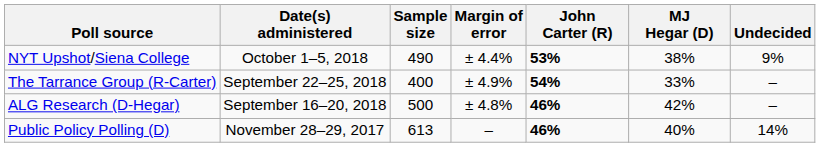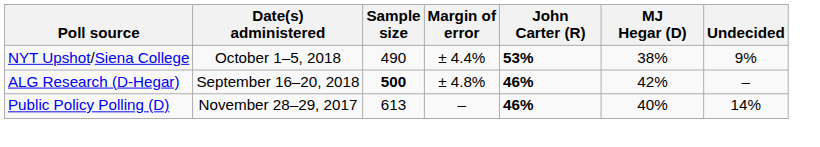- row: (112, 81)
(420, 105) normal -> (394, 81) bold
